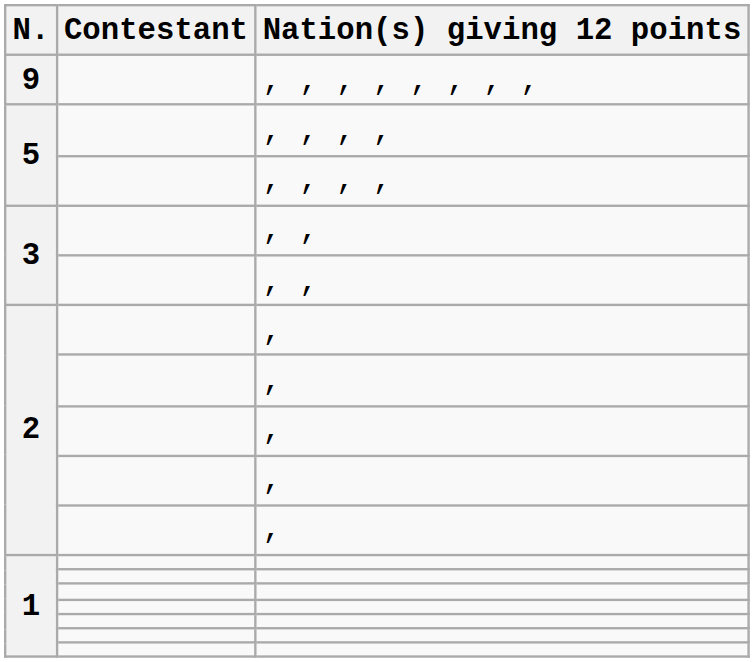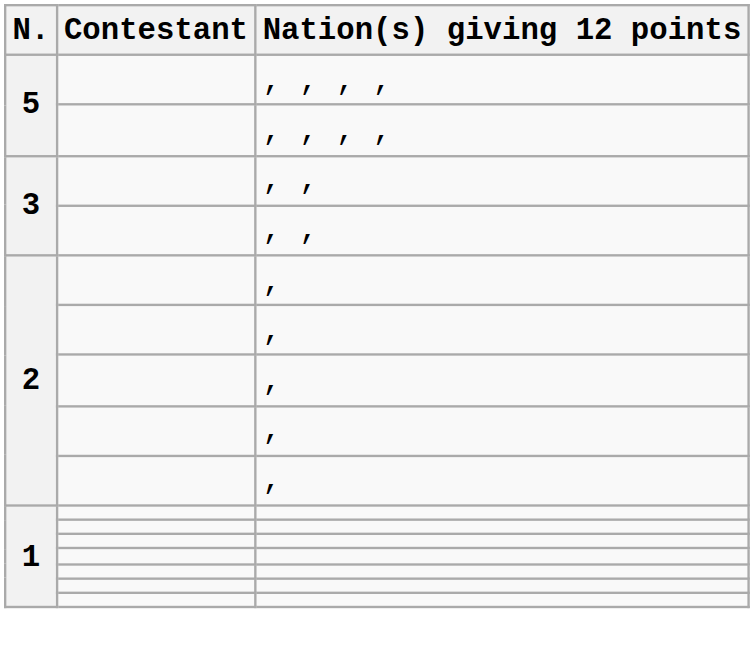- row: (31, 80)
